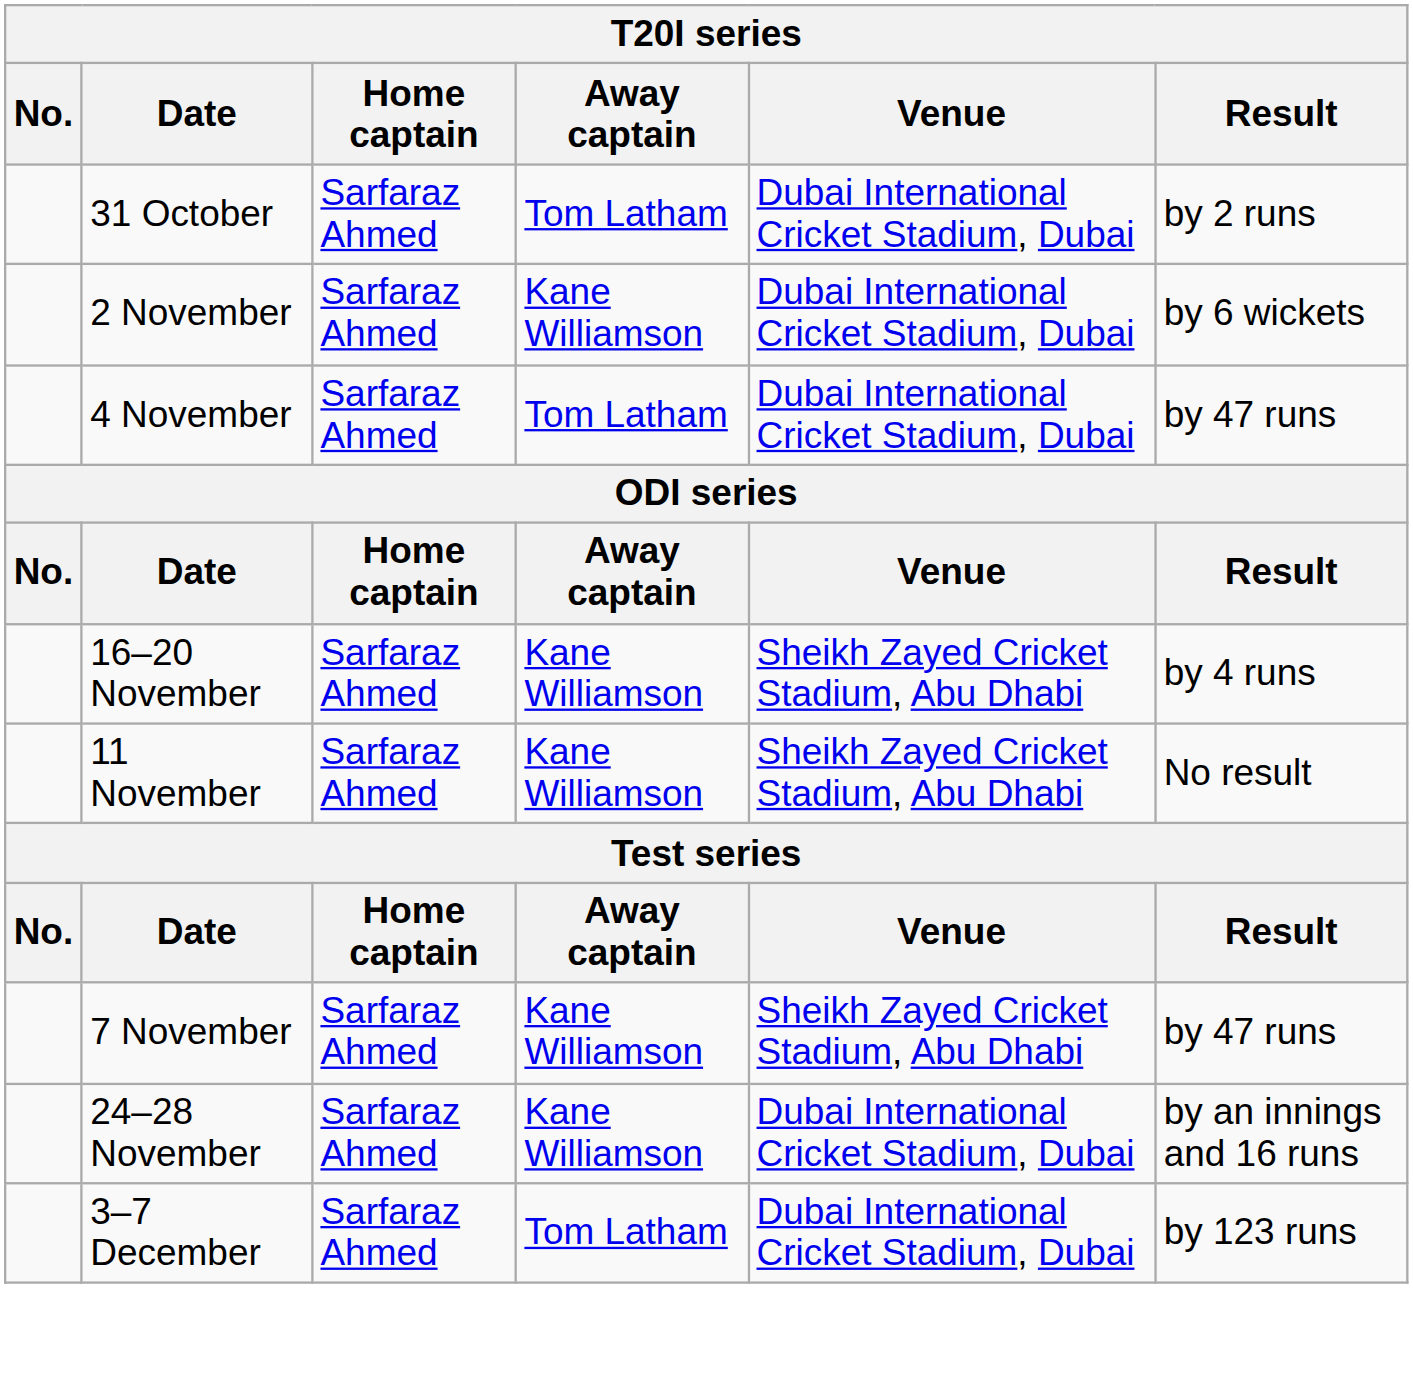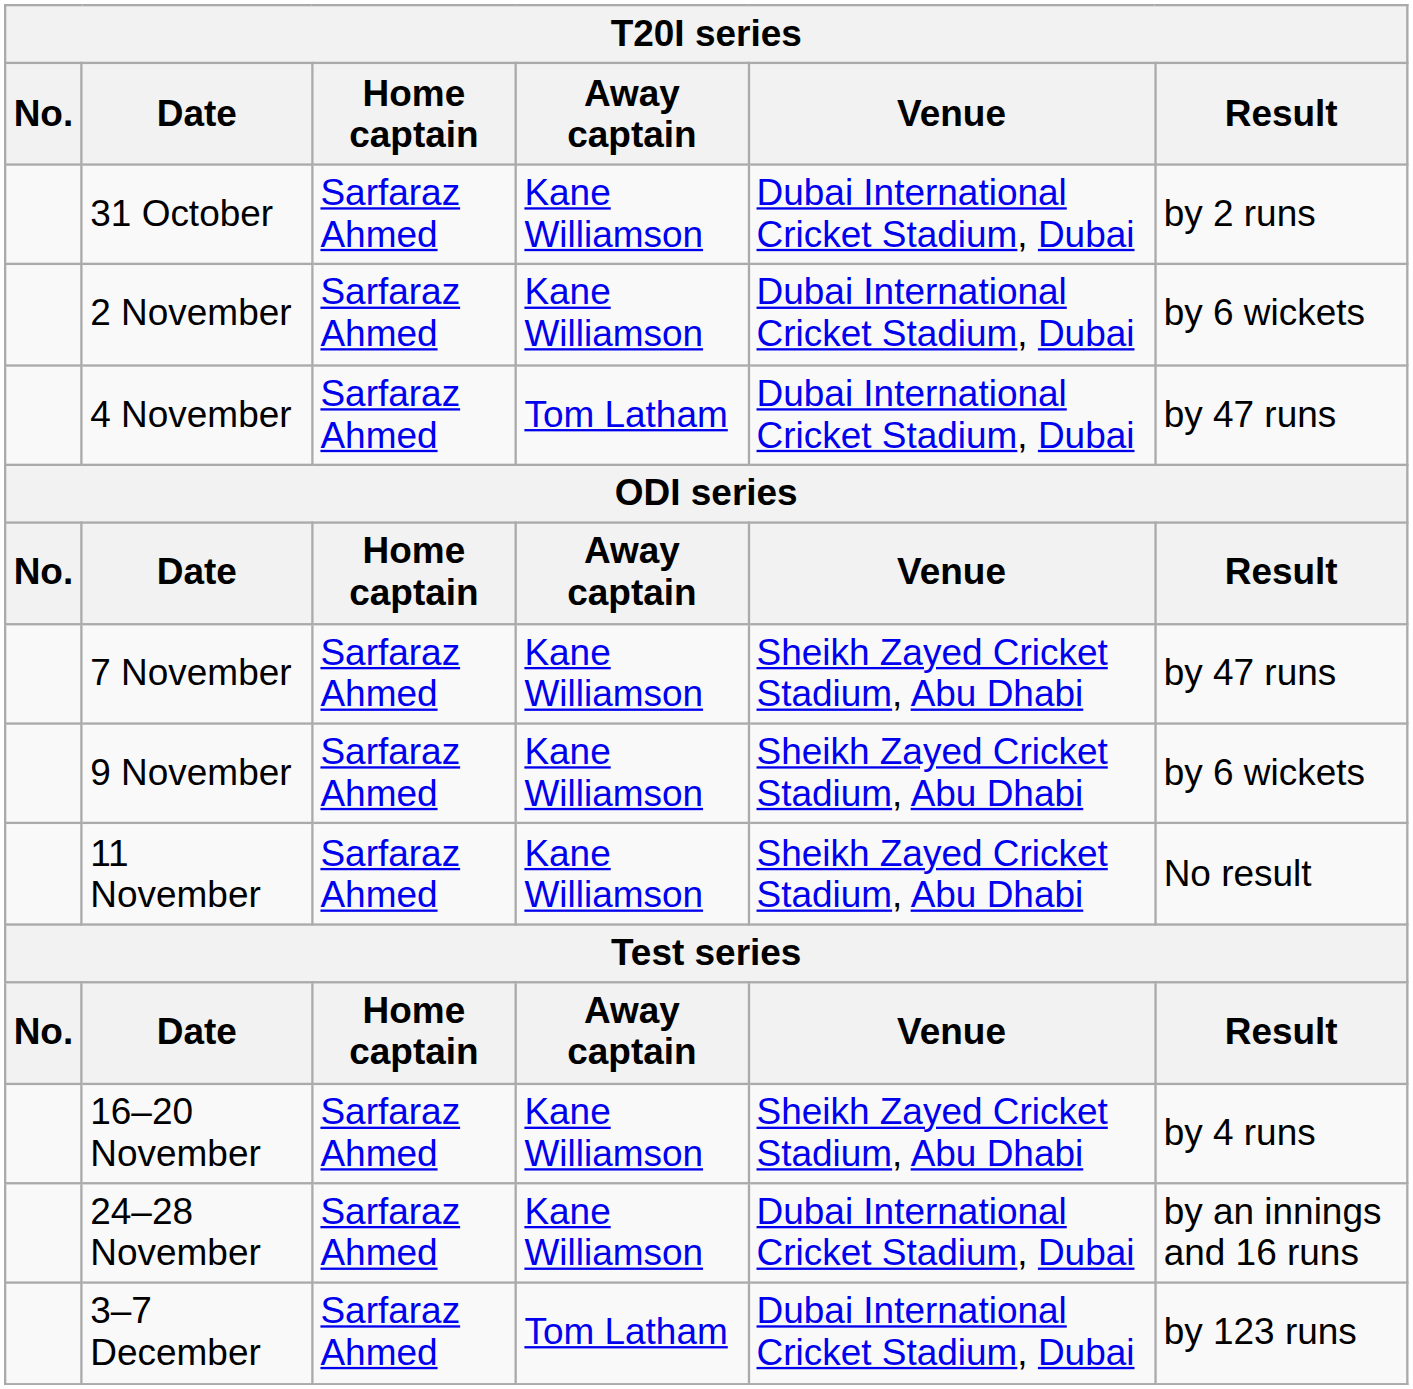(626, 213) Tom Latham -> (614, 213) Kane Williamson
rows swapped: (191, 1032) <-> (176, 672)
+ row: (191, 773)
